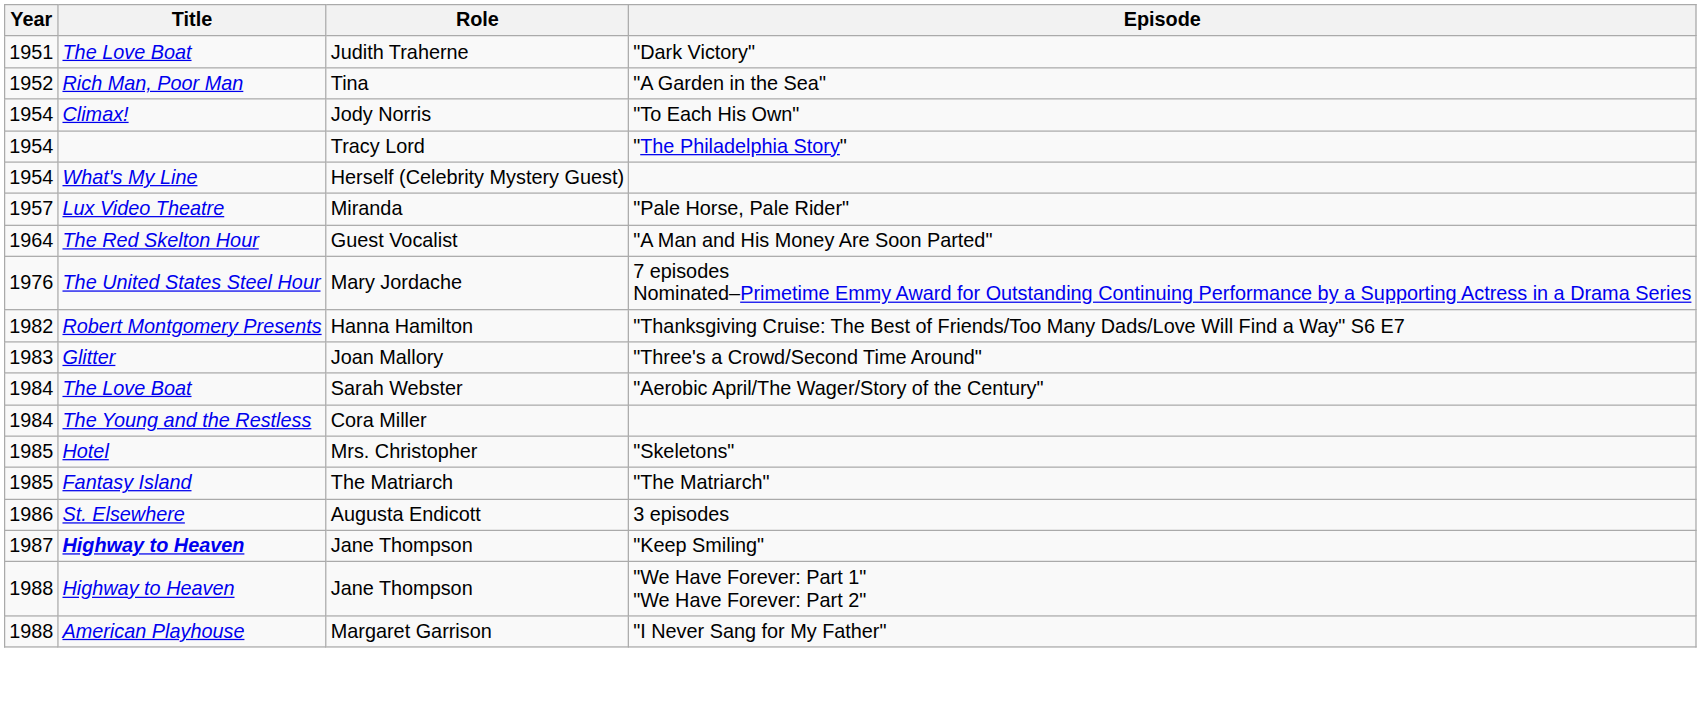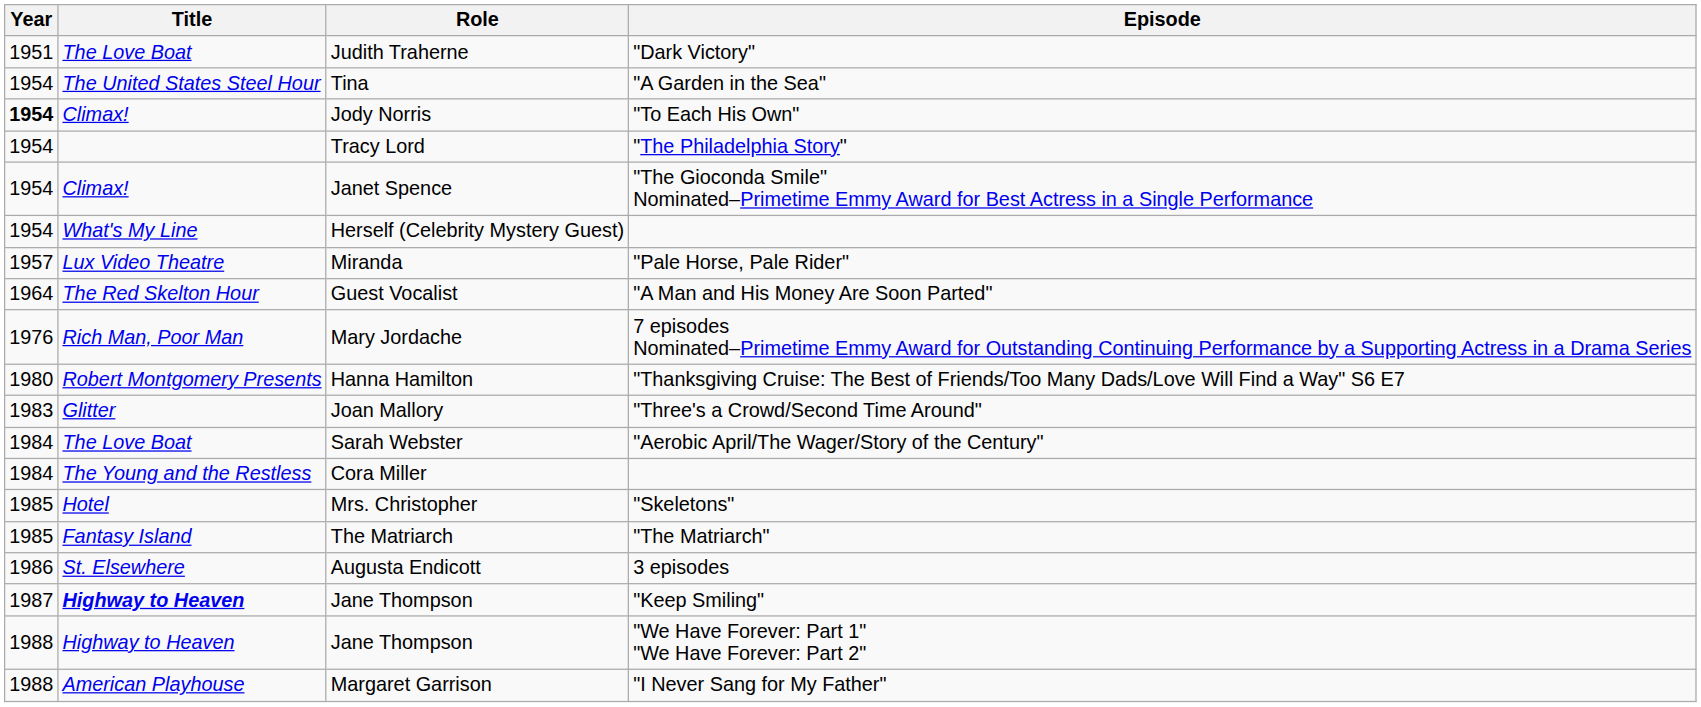(31, 83) 1952 -> (31, 83) 1954
(153, 83) Rich Man, Poor Man -> (192, 83) The United States Steel Hour
(31, 114) normal -> (31, 114) bold
+ row: (391, 188)
(192, 283) The United States Steel Hour -> (153, 336) Rich Man, Poor Man
(31, 325) 1982 -> (31, 379) 1980
